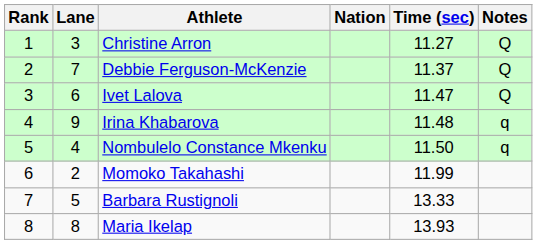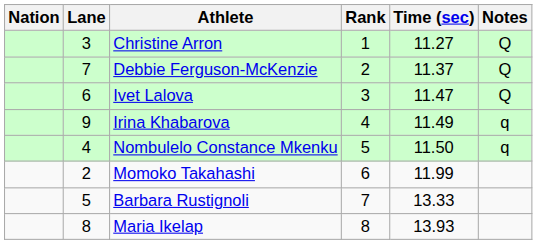columns swapped: (28, 17) <-> (360, 17)
(434, 122) 11.48 -> (434, 122) 11.49
